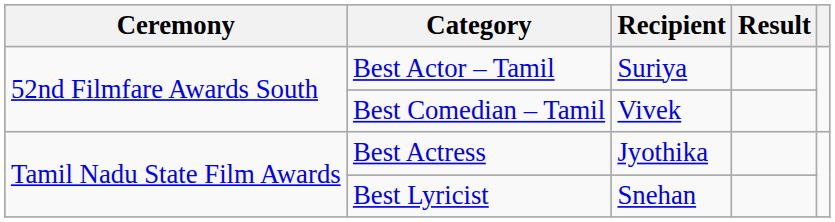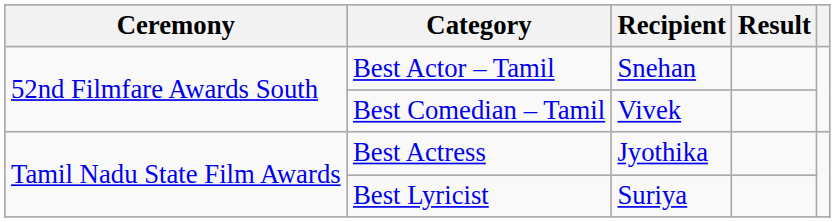(652, 68) Suriya -> (657, 68) Snehan
(657, 195) Snehan -> (652, 195) Suriya
